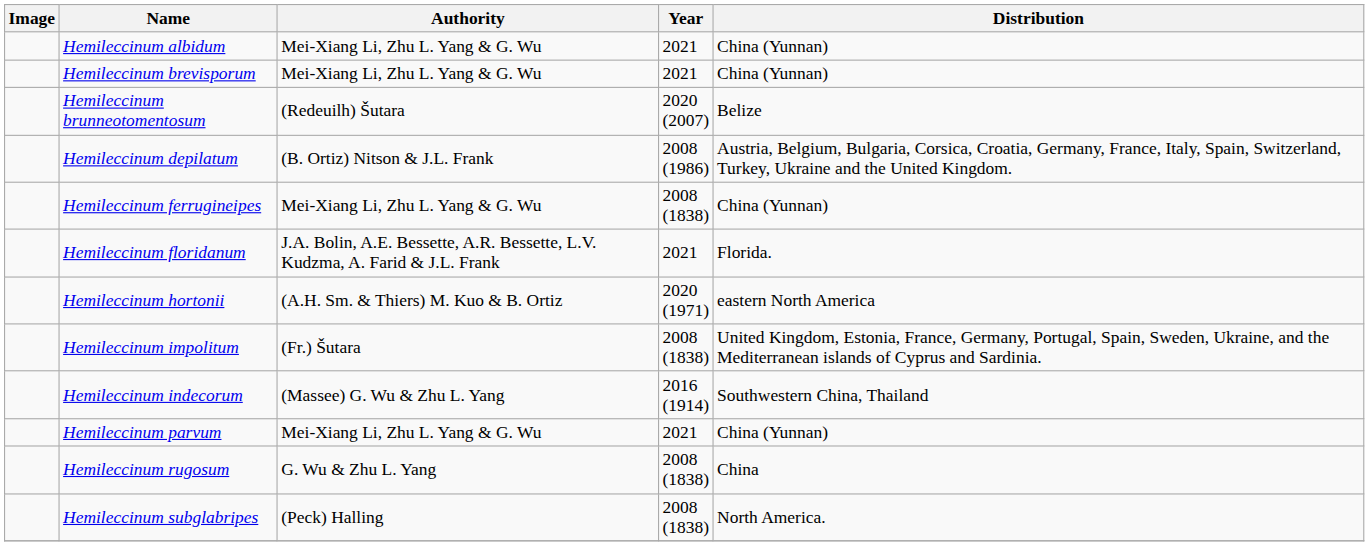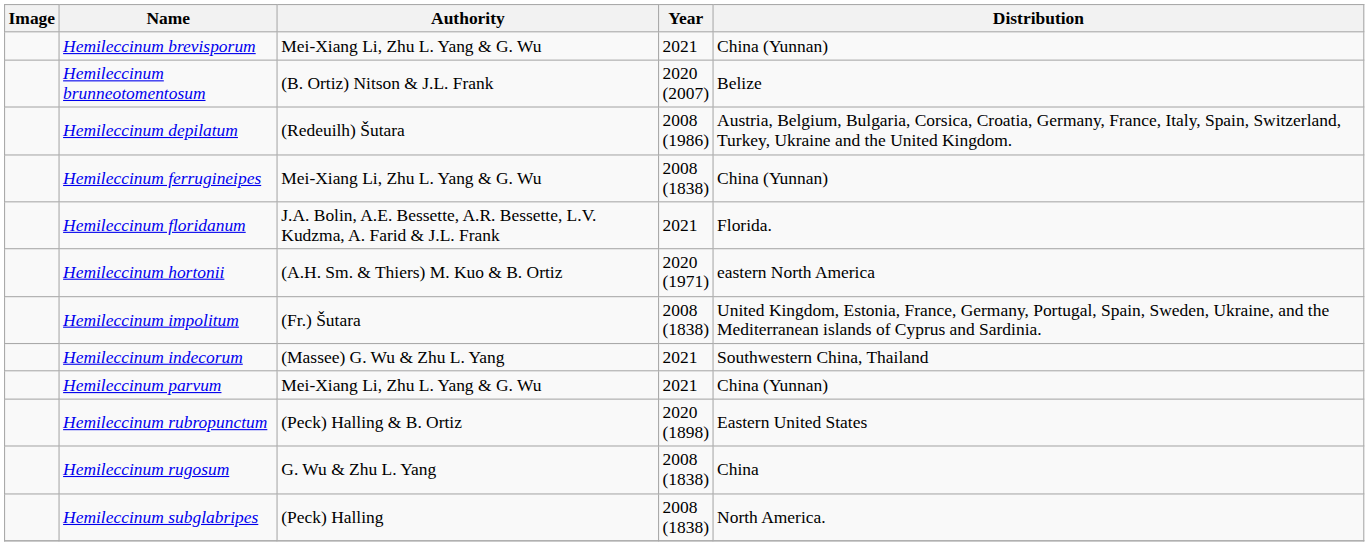- row: (144, 45)
(343, 111) (Redeuilh) Šutara -> (387, 83) (B. Ortiz) Nitson & J.L. Frank
(387, 158) (B. Ortiz) Nitson & J.L. Frank -> (343, 130) (Redeuilh) Šutara
(686, 394) 2016 (1914) -> (680, 357) 2021
+ row: (165, 422)
